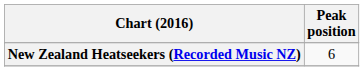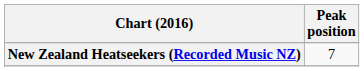(331, 54) 6 -> (331, 54) 7
